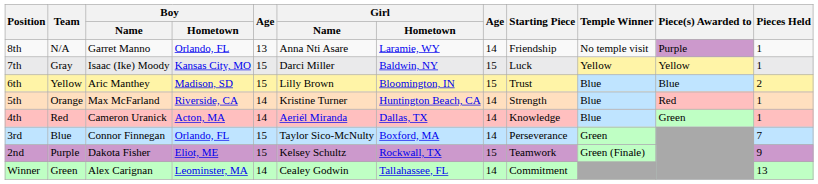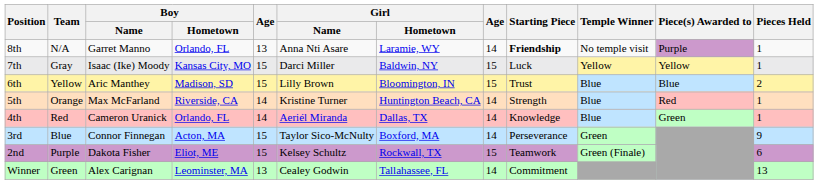(533, 48) normal -> (535, 48) bold
(200, 118) Acton, MA -> (202, 118) Orlando, FL
(202, 135) Orlando, FL -> (200, 135) Acton, MA
(759, 135) 7 -> (759, 135) 9
(759, 153) 9 -> (759, 153) 6
(262, 170) 14 -> (262, 170) 13
